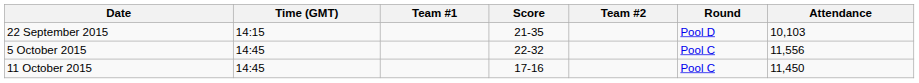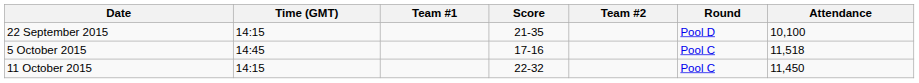(788, 31) 10,103 -> (788, 31) 10,100
(529, 50) 22-32 -> (529, 50) 17-16
(787, 50) 11,556 -> (787, 50) 11,518
(250, 68) 14:45 -> (250, 68) 14:15
(529, 68) 17-16 -> (529, 68) 22-32
